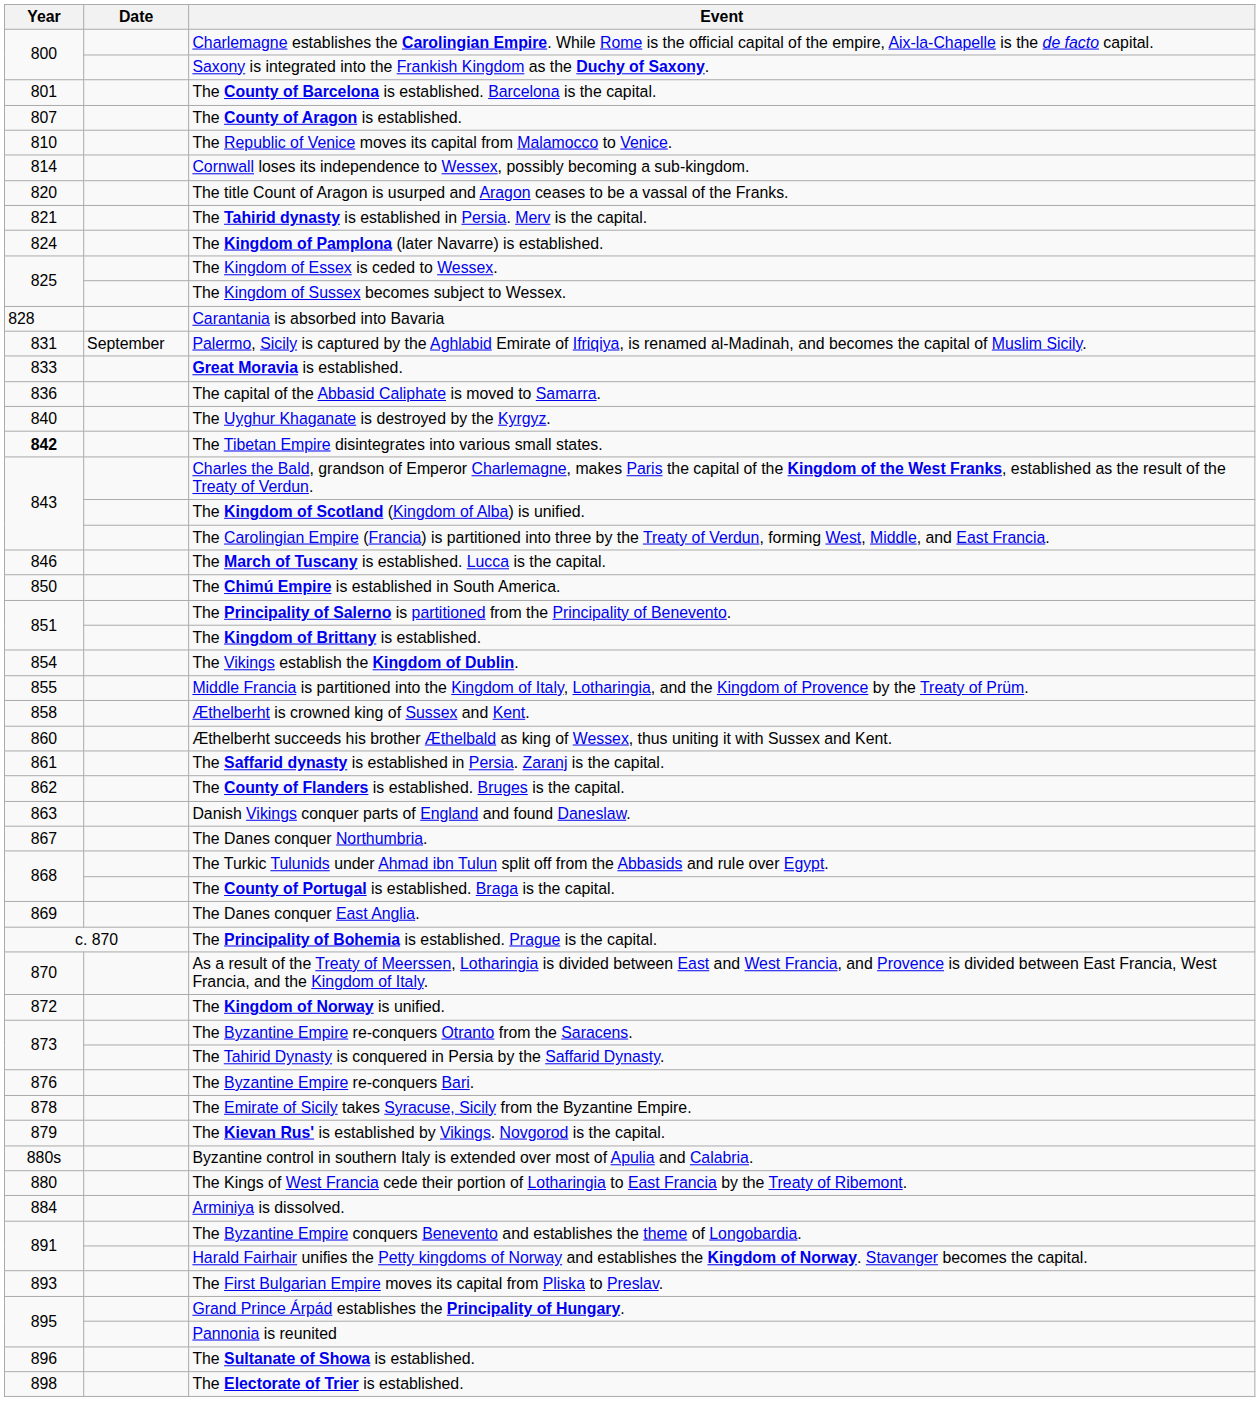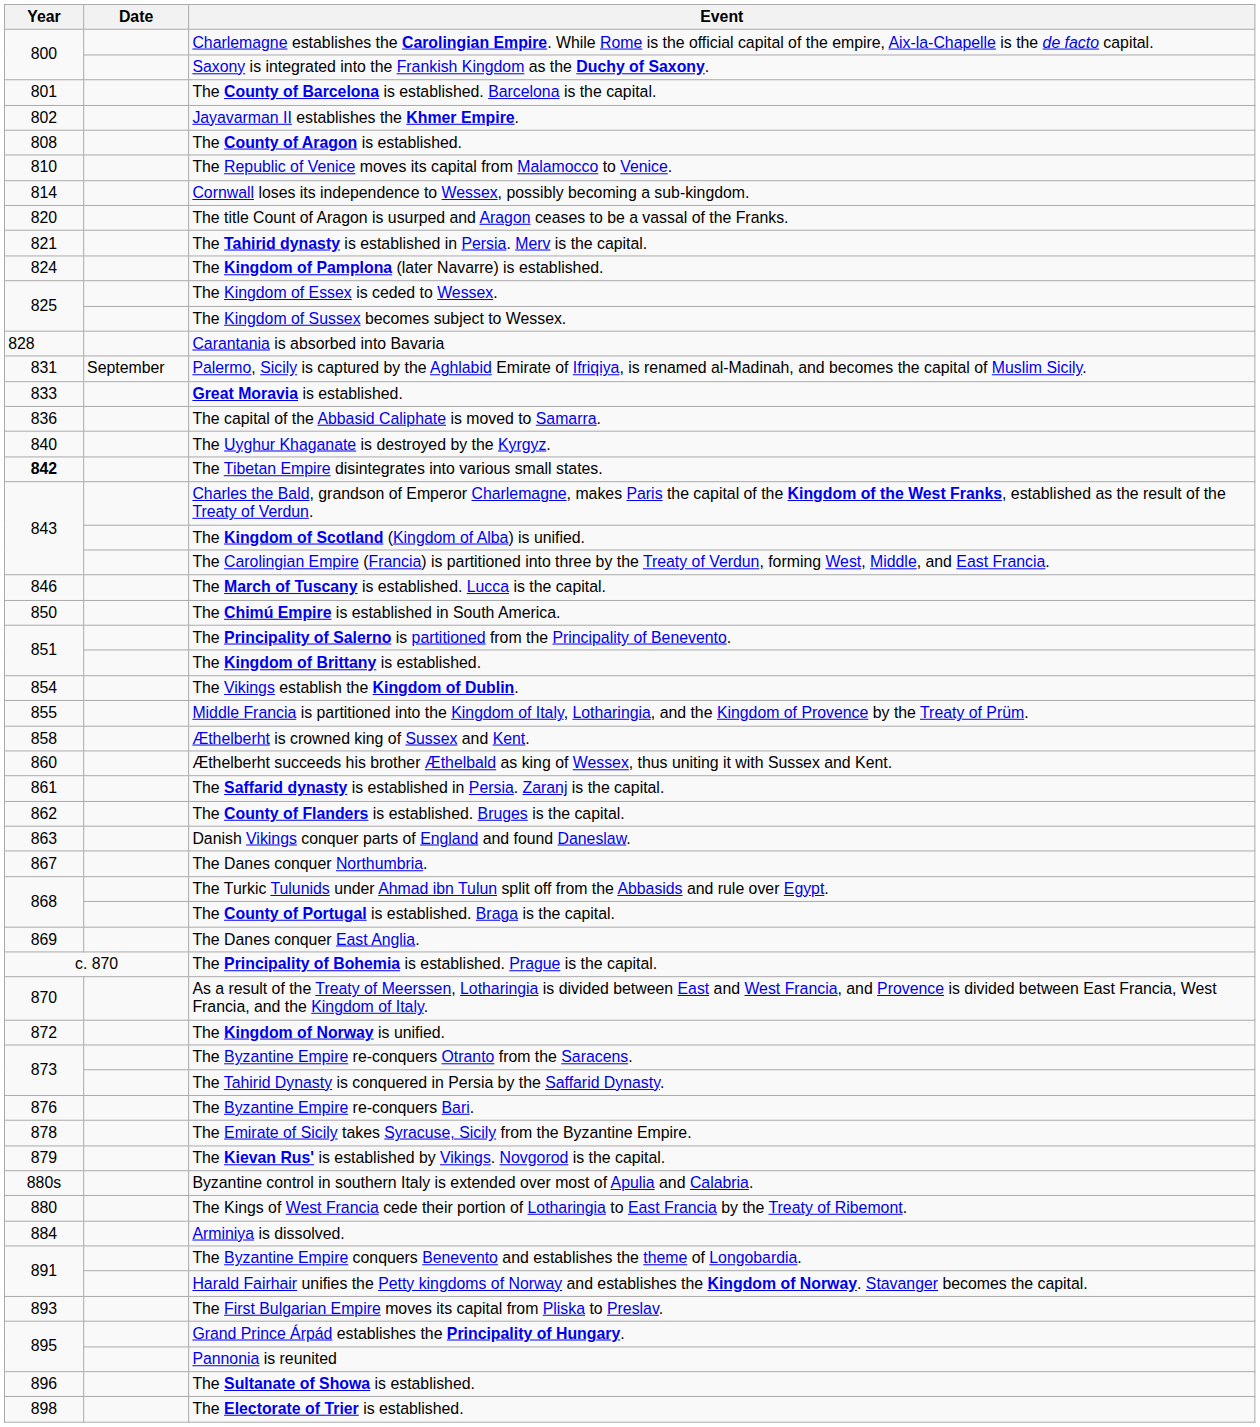+ row: (356, 117)
(44, 117) 807 -> (44, 142) 808
